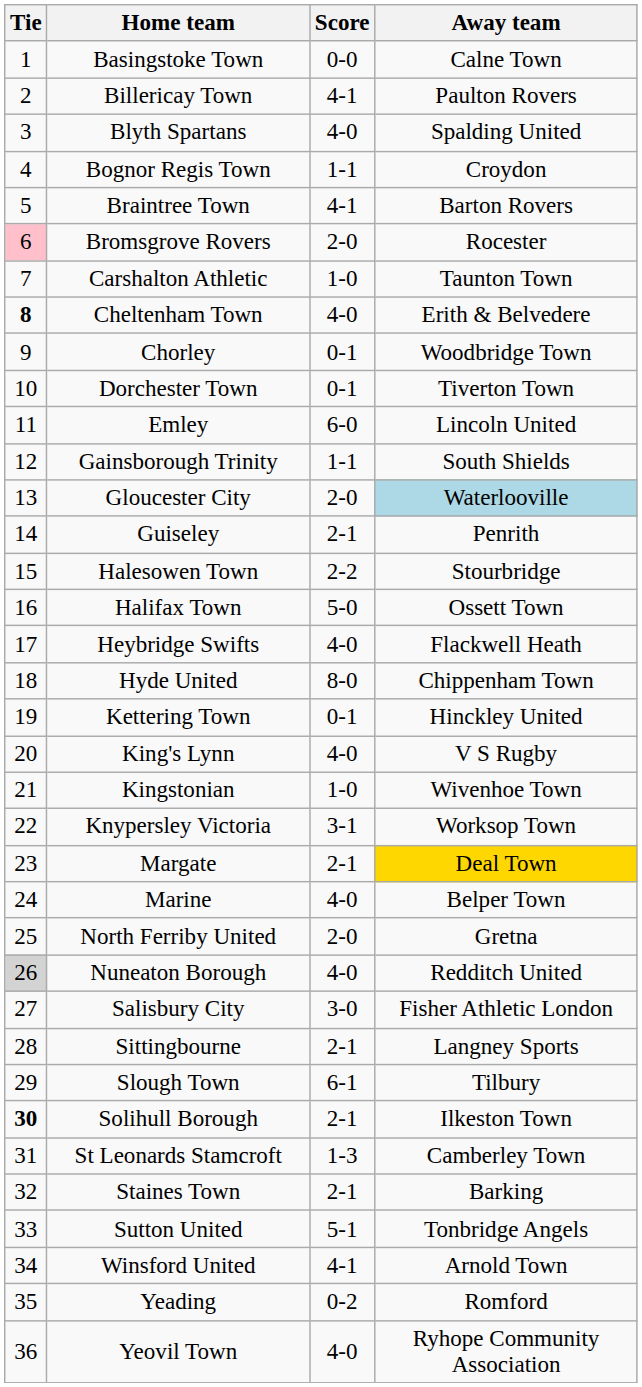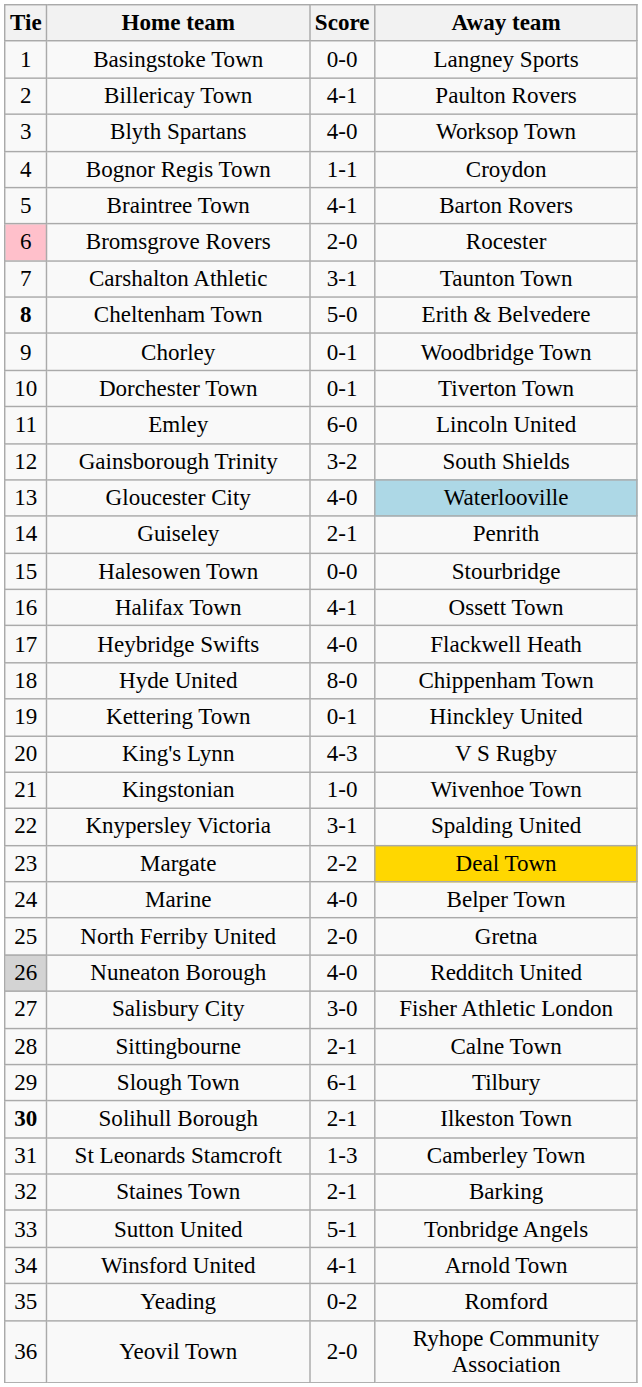(506, 59) Calne Town -> (506, 59) Langney Sports
(506, 132) Spalding United -> (506, 132) Worksop Town
(342, 278) 1-0 -> (342, 278) 3-1
(342, 315) 4-0 -> (342, 315) 5-0
(342, 461) 1-1 -> (342, 461) 3-2
(342, 497) 2-0 -> (342, 497) 4-0
(342, 570) 2-2 -> (342, 570) 0-0
(342, 607) 5-0 -> (342, 607) 4-1
(342, 753) 4-0 -> (342, 753) 4-3
(506, 826) Worksop Town -> (506, 826) Spalding United
(342, 863) 2-1 -> (342, 863) 2-2
(506, 1045) Langney Sports -> (506, 1045) Calne Town
(342, 1351) 4-0 -> (342, 1351) 2-0
